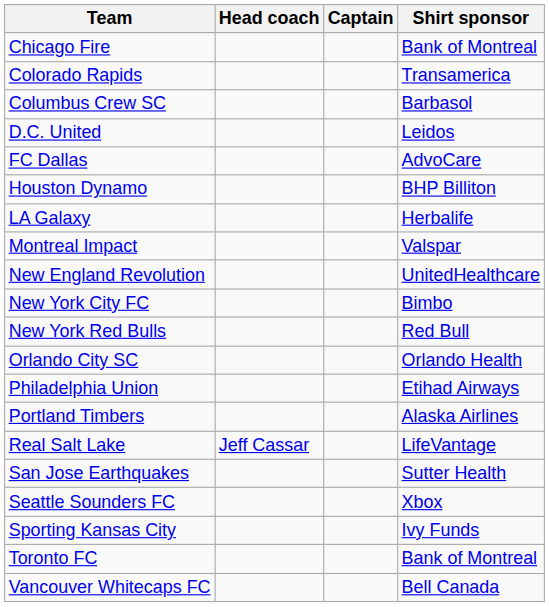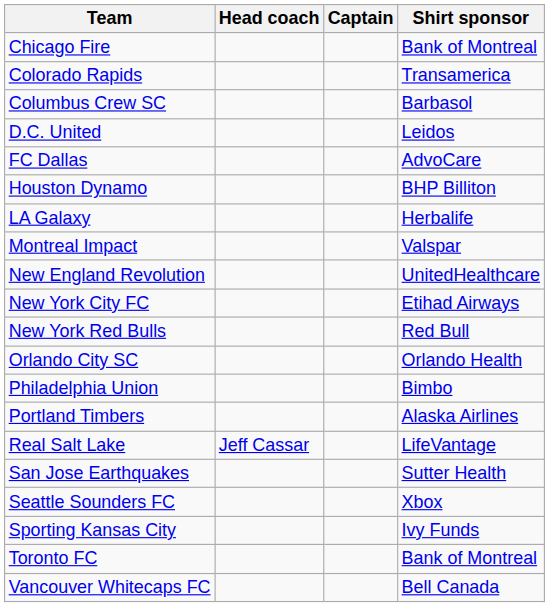(427, 302) Bimbo -> (460, 302) Etihad Airways
(460, 388) Etihad Airways -> (427, 388) Bimbo
